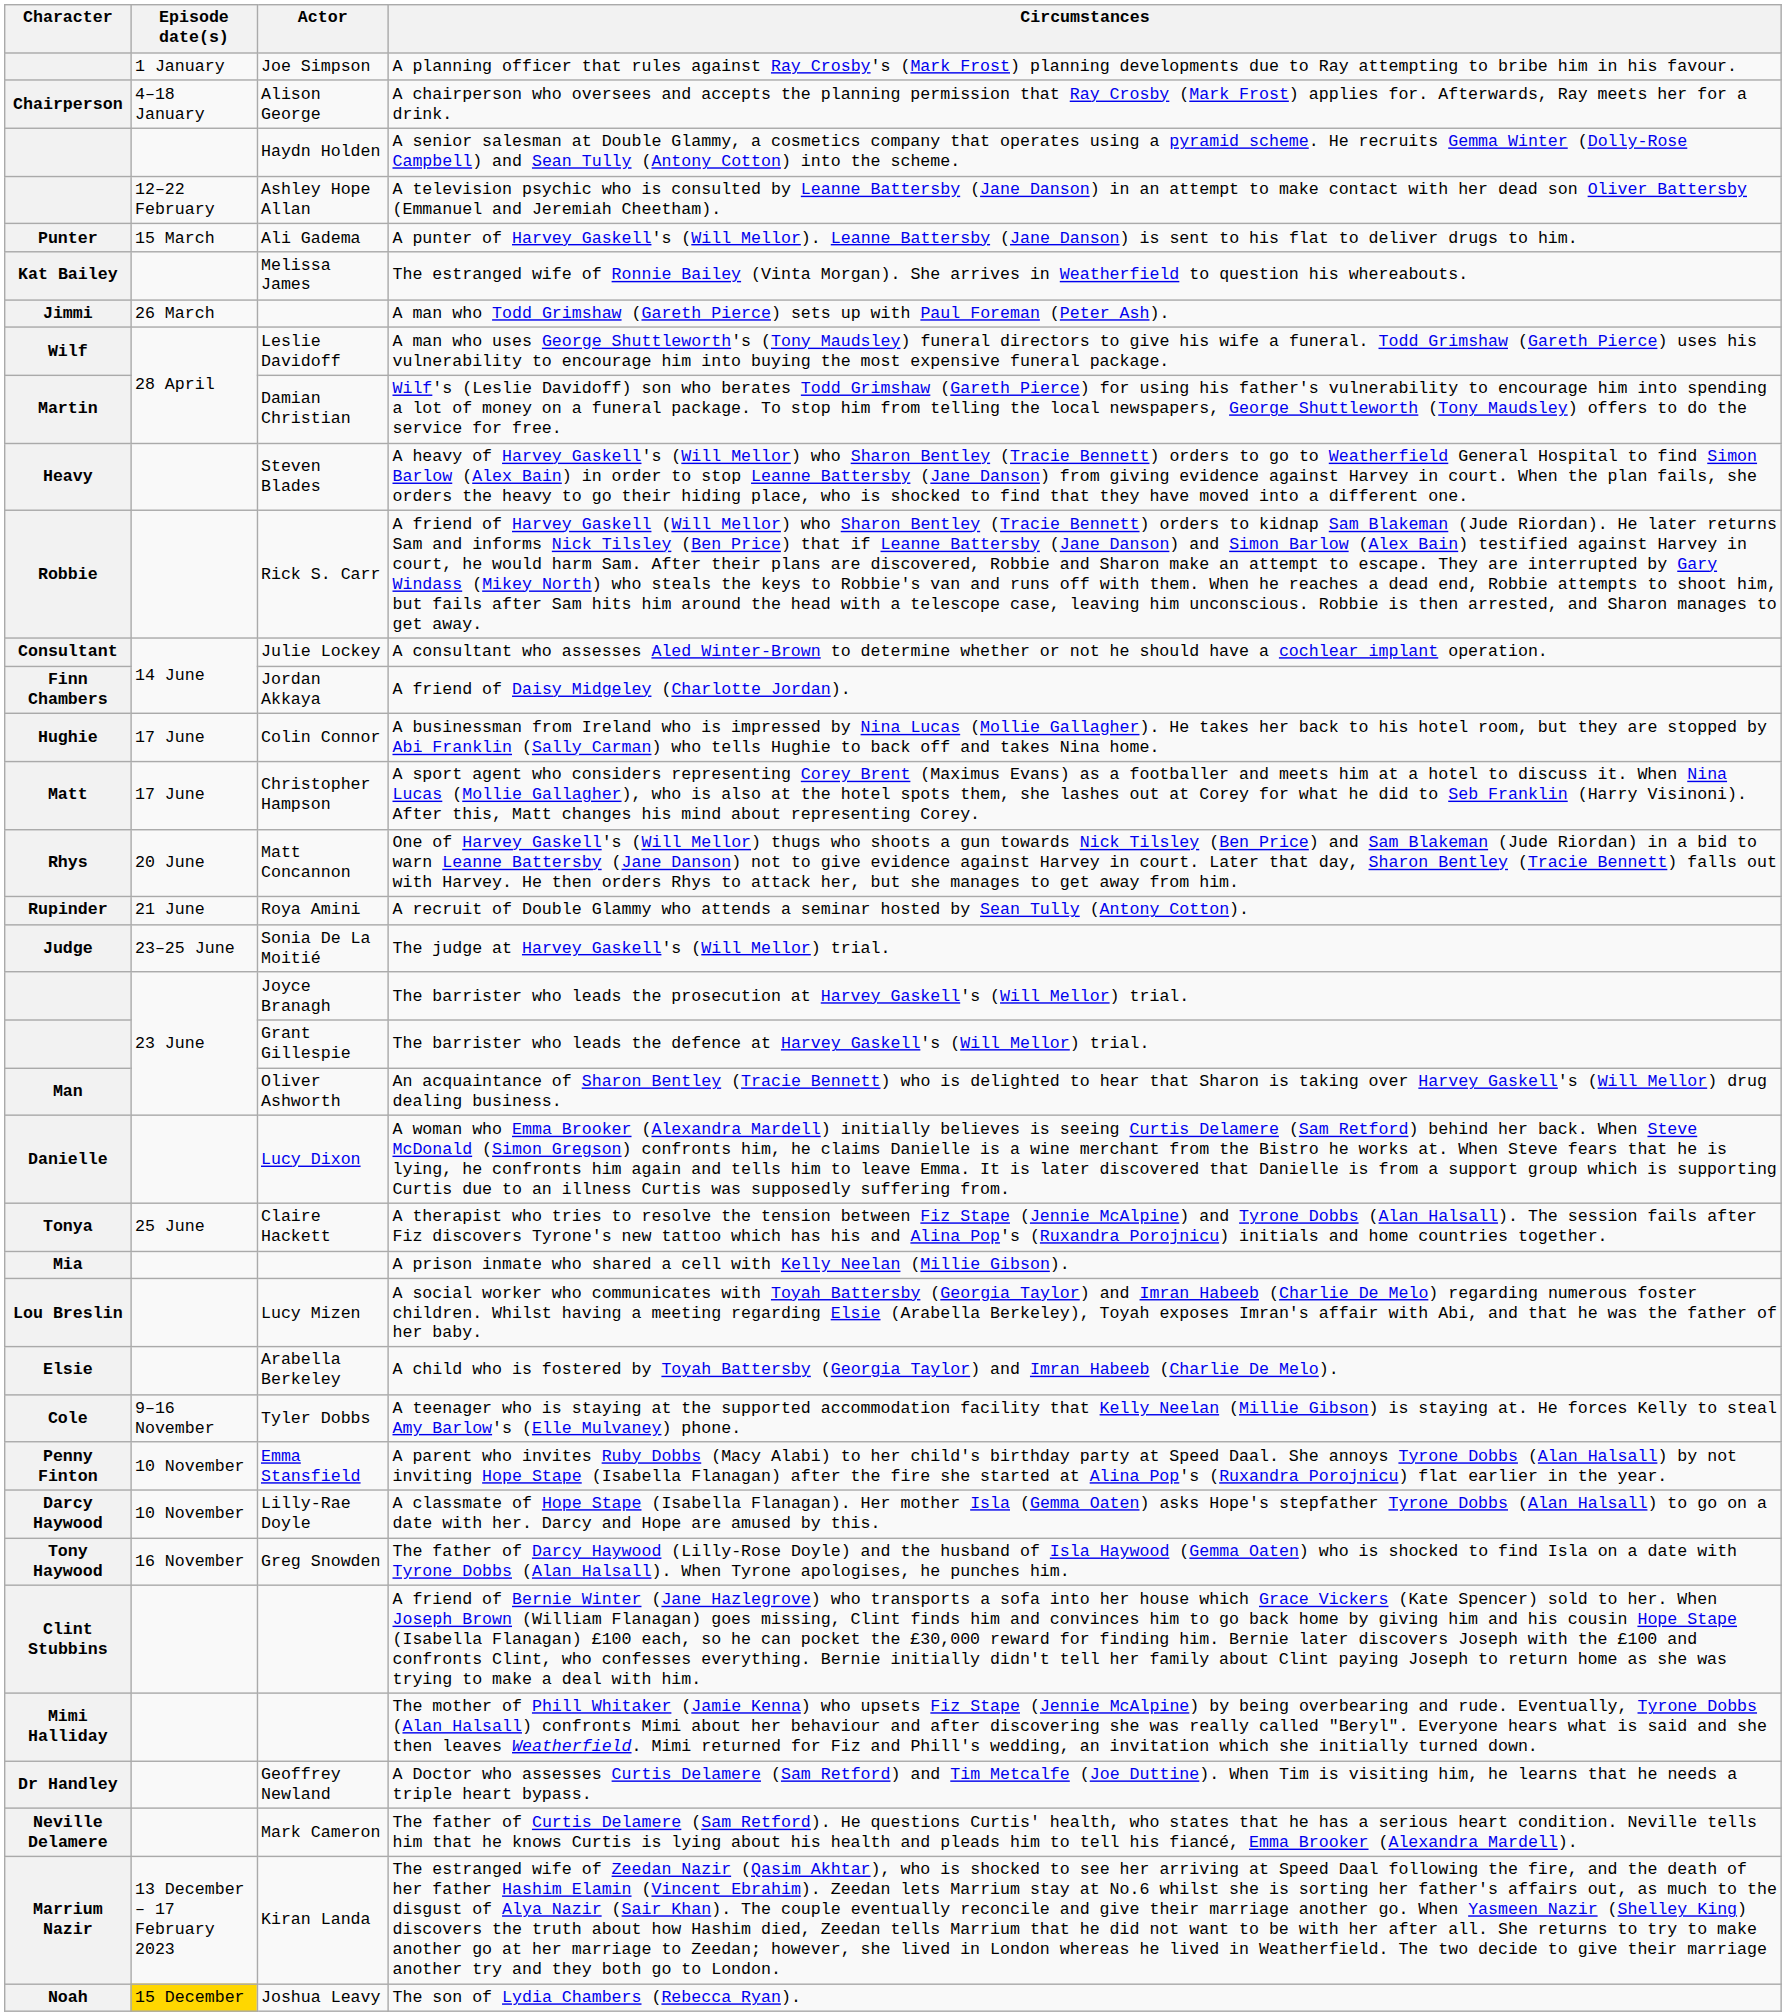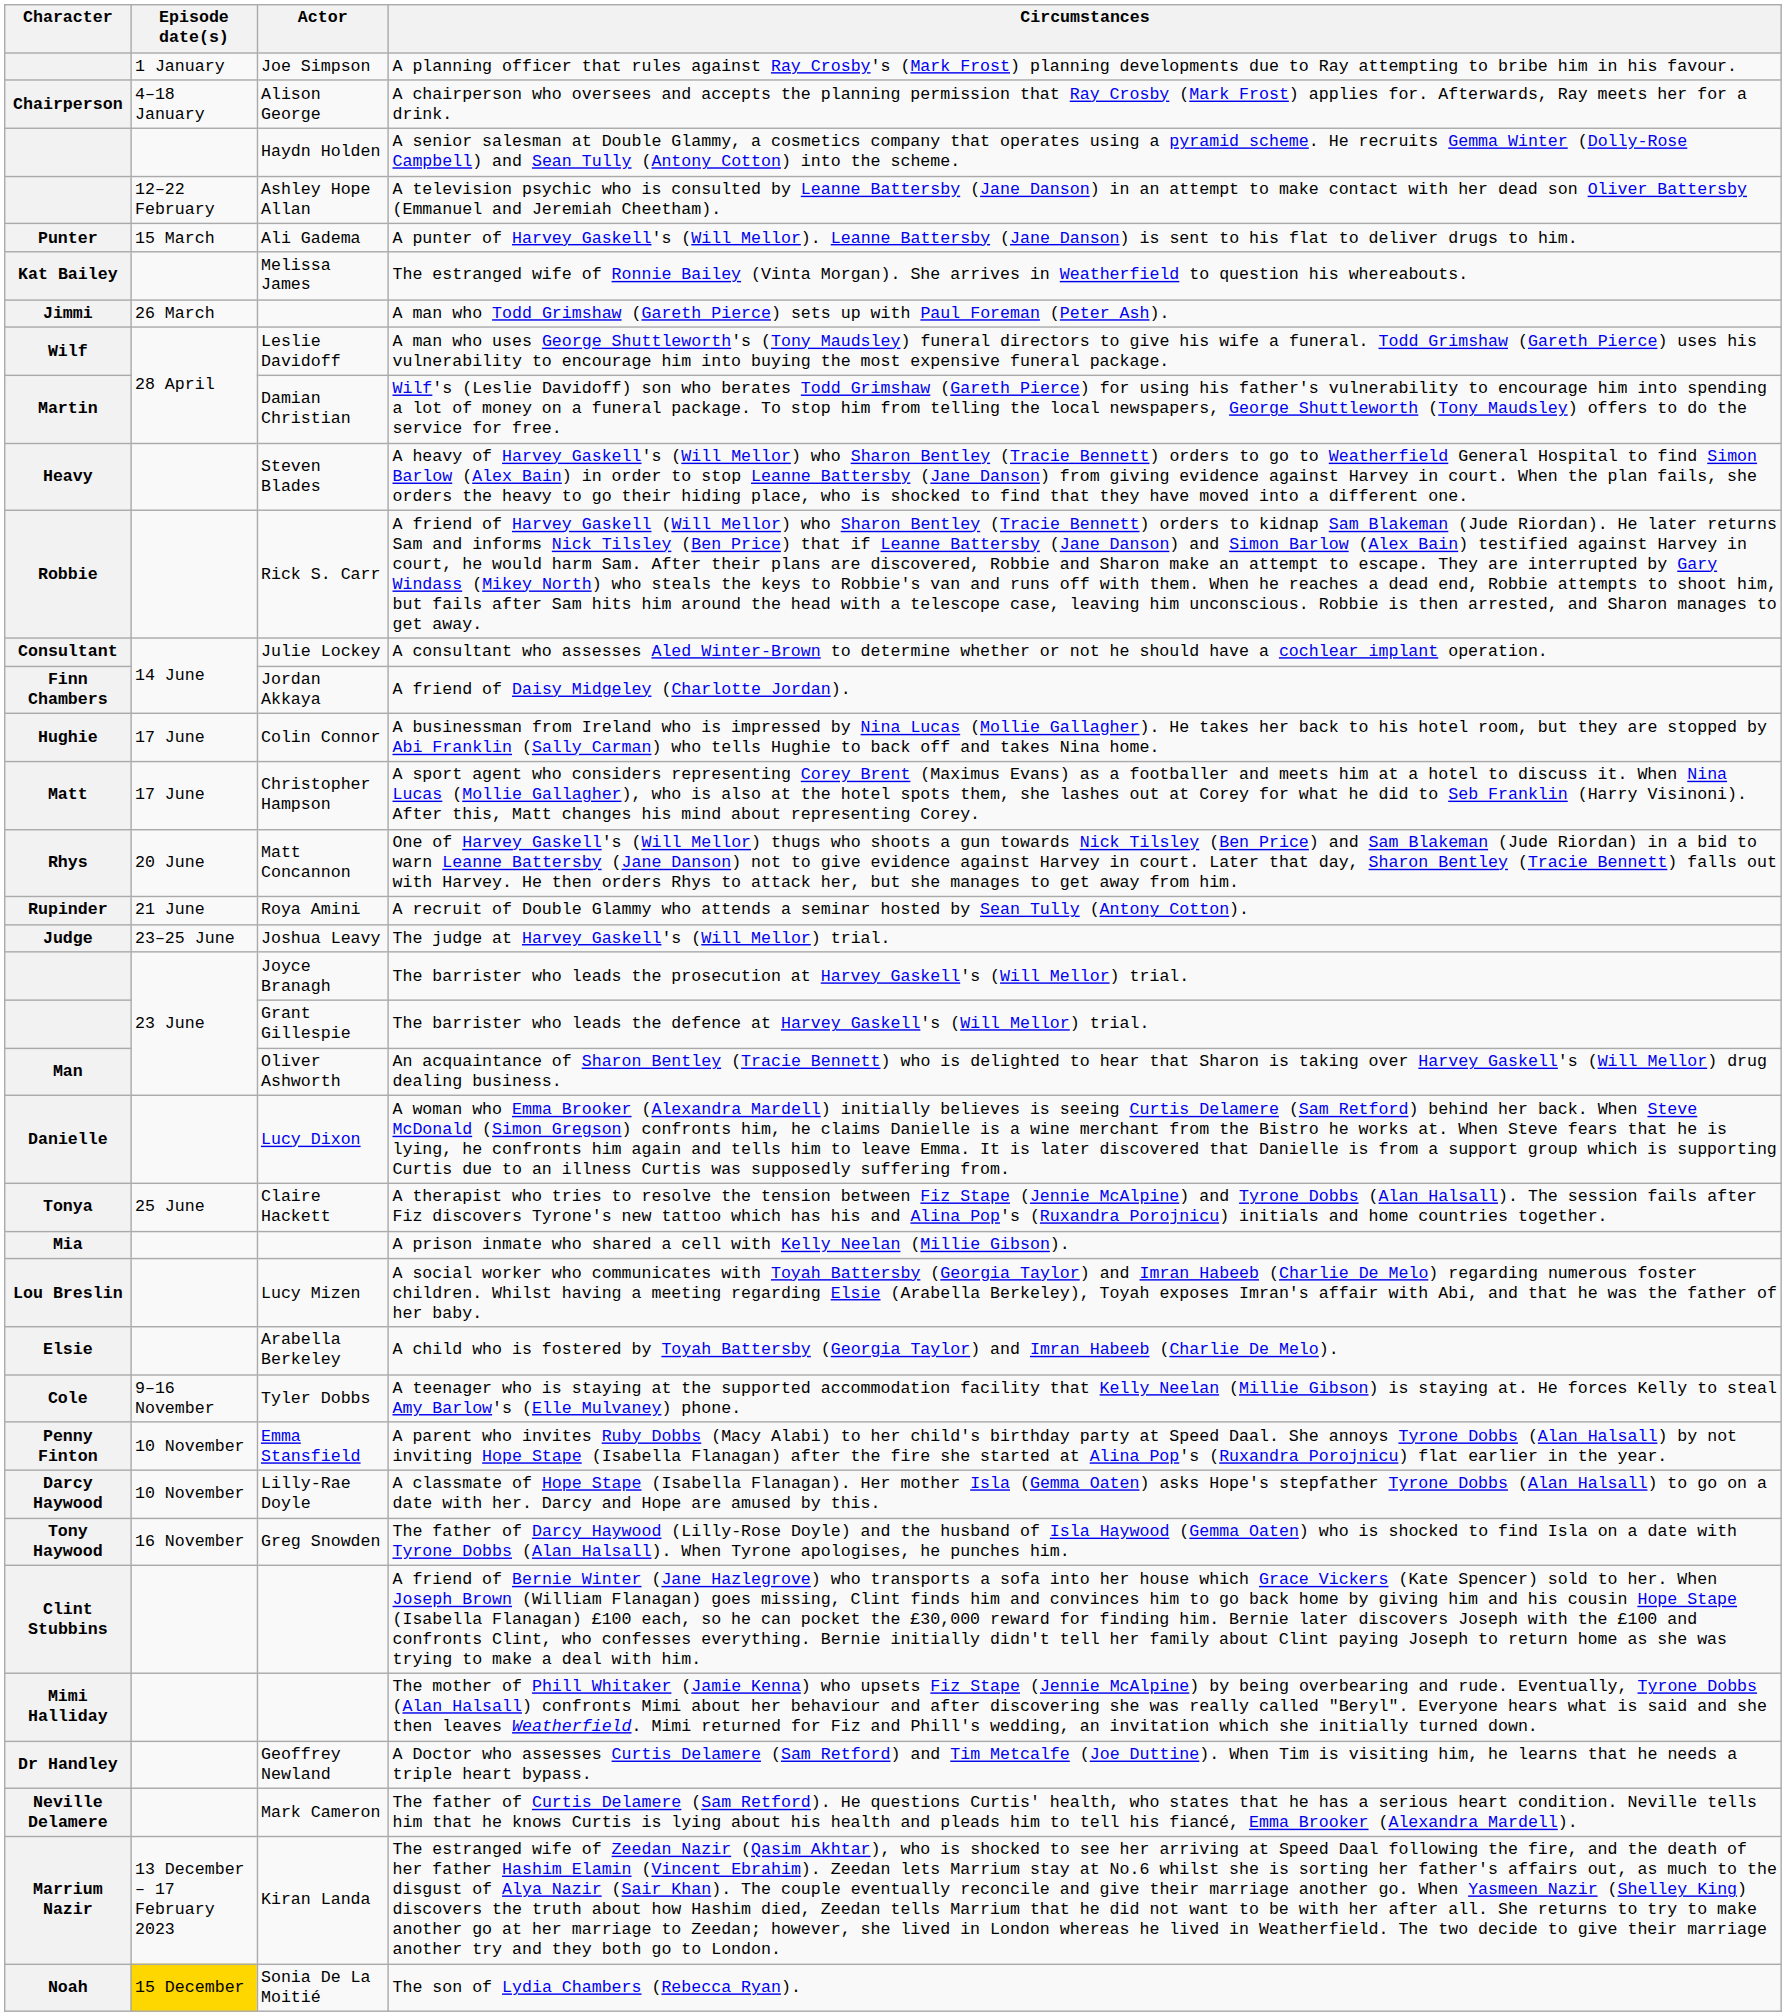(316, 948) Sonia De La Moitié -> (321, 938) Joshua Leavy
(321, 1997) Joshua Leavy -> (316, 1987) Sonia De La Moitié
